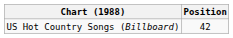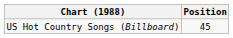(205, 26) 42 -> (205, 26) 45
